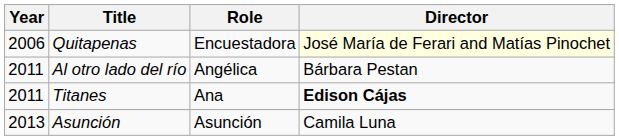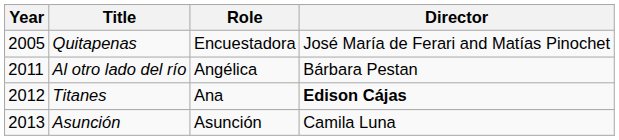(27, 43) 2006 -> (27, 43) 2005
(457, 43) lightyellow background -> (457, 43) no background
(26, 95) 2011 -> (27, 95) 2012
